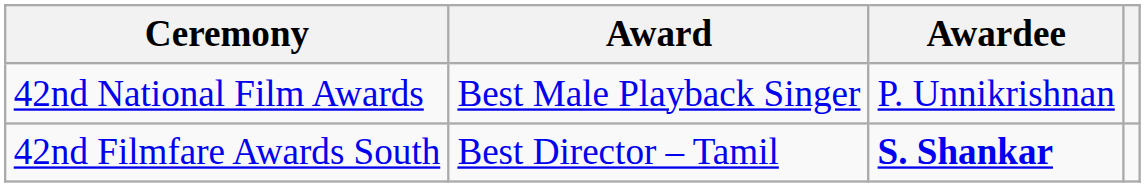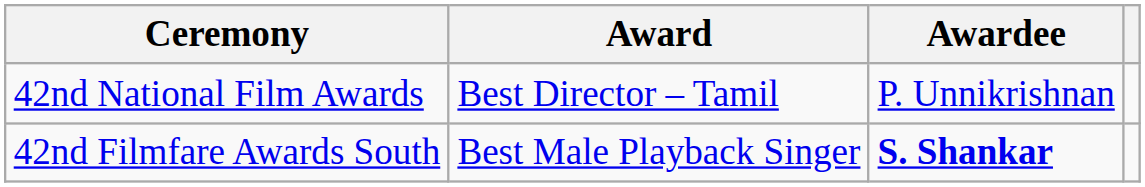(659, 92) Best Male Playback Singer -> (618, 92) Best Director – Tamil
(618, 151) Best Director – Tamil -> (659, 151) Best Male Playback Singer
